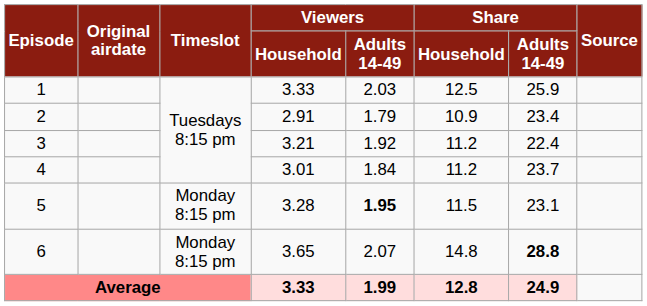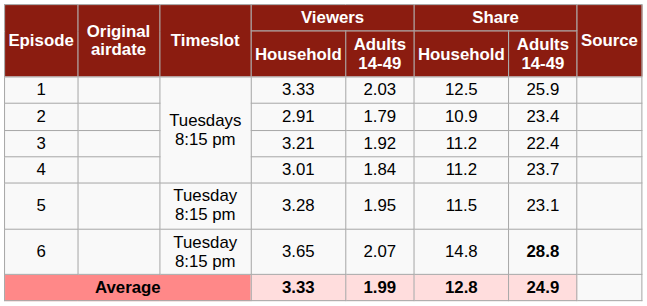(205, 206) Monday 8:15 pm -> (205, 206) Tuesday 8:15 pm
(380, 206) bold -> (380, 206) normal
(205, 251) Monday 8:15 pm -> (205, 251) Tuesday 8:15 pm
